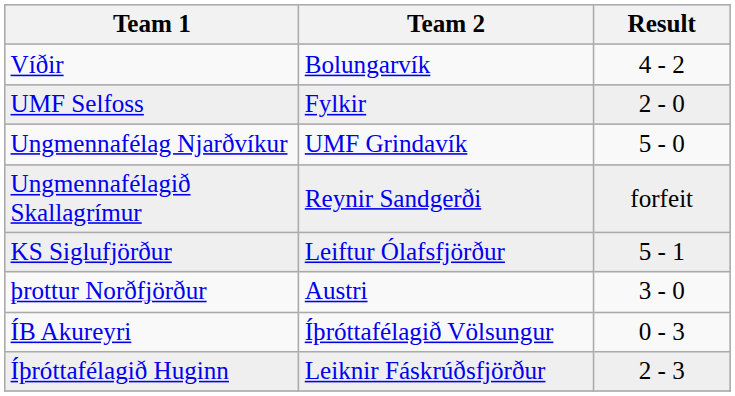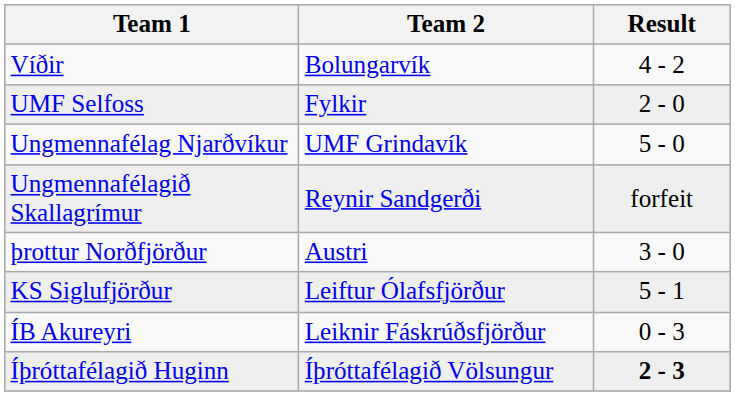rows swapped: (109, 291) <-> (91, 251)
(429, 331) Íþróttafélagið Völsungur -> (425, 331) Leiknir Fáskrúðsfjörður
(425, 371) Leiknir Fáskrúðsfjörður -> (429, 371) Íþróttafélagið Völsungur
(662, 371) normal -> (662, 371) bold
